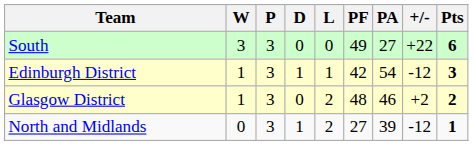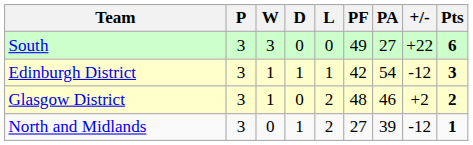columns swapped: (270, 18) <-> (241, 18)
